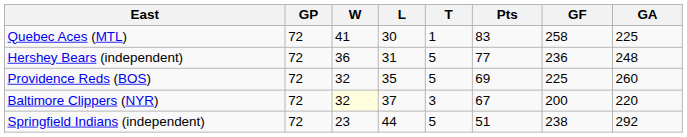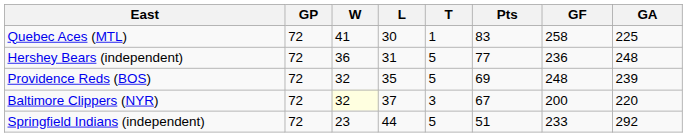(557, 79) 225 -> (557, 79) 248
(627, 79) 260 -> (627, 79) 239
(557, 121) 238 -> (557, 121) 233
